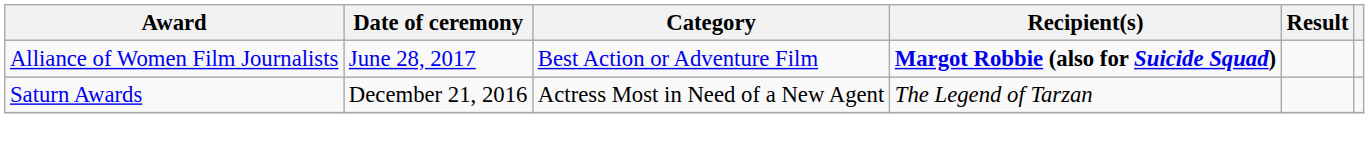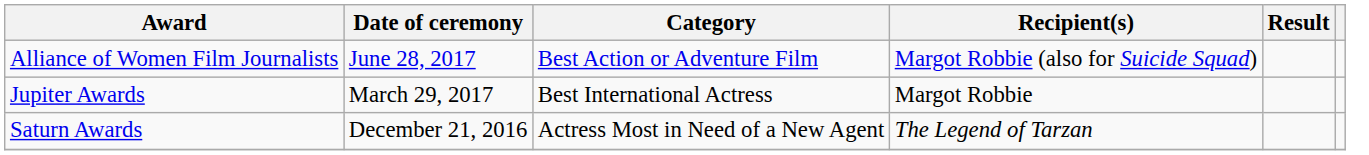(1085, 58) bold -> (1076, 58) normal
+ row: (77, 94)
